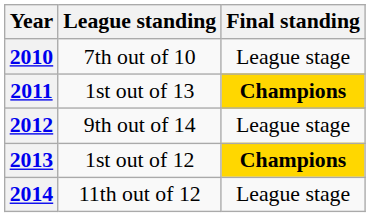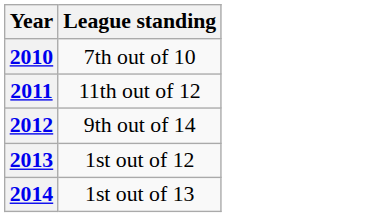- column: (293, 21)
(140, 90) 1st out of 13 -> (140, 90) 11th out of 12
(140, 194) 11th out of 12 -> (140, 194) 1st out of 13
